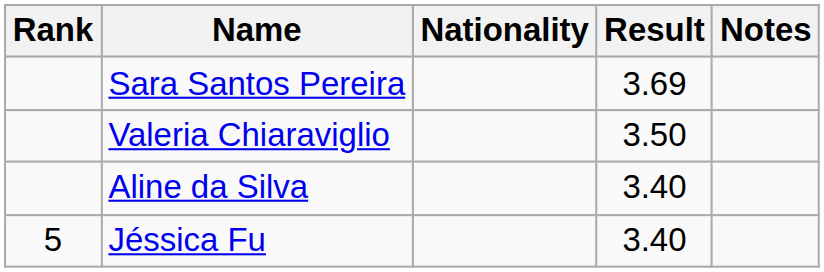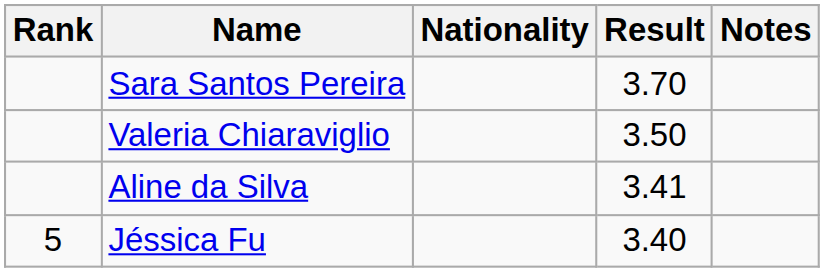(654, 82) 3.69 -> (654, 82) 3.70
(654, 187) 3.40 -> (654, 187) 3.41
